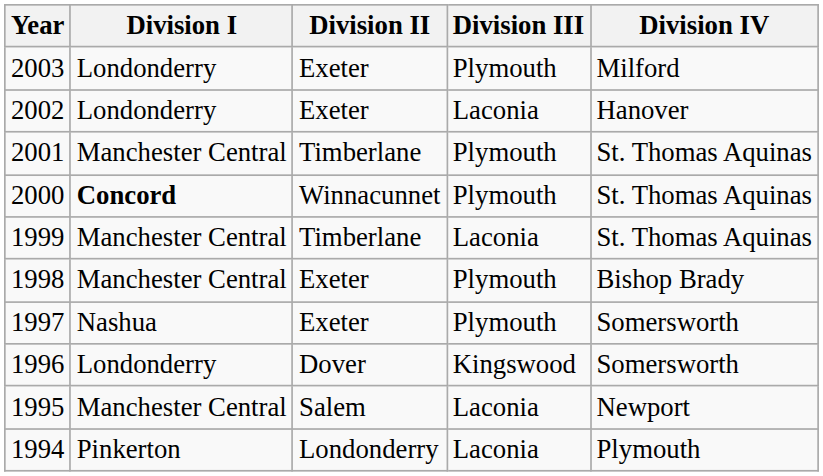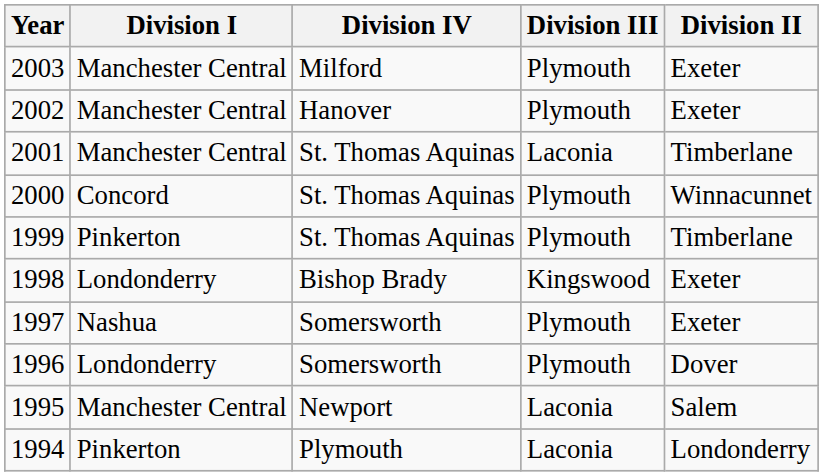columns swapped: (370, 25) <-> (704, 25)
(146, 68) Londonderry -> (182, 68) Manchester Central
(146, 110) Londonderry -> (182, 110) Manchester Central
(496, 110) Laconia -> (579, 110) Plymouth
(505, 152) Plymouth -> (570, 152) Laconia
(126, 195) bold -> (123, 195) normal
(182, 237) Manchester Central -> (129, 237) Pinkerton
(496, 237) Laconia -> (579, 237) Plymouth
(182, 279) Manchester Central -> (146, 279) Londonderry
(505, 279) Plymouth -> (588, 279) Kingswood
(514, 364) Kingswood -> (579, 364) Plymouth
